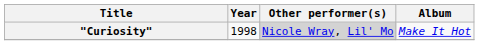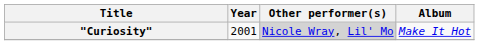(244, 31) 1998 -> (244, 31) 2001
